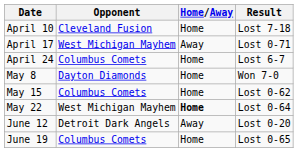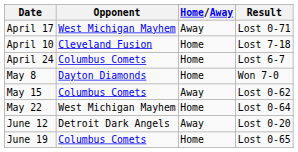rows swapped: (30, 28) <-> (30, 44)
(192, 92) Home -> (192, 92) Away
(192, 108) bold -> (192, 108) normal
